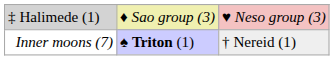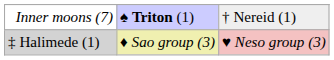rows swapped: (61, 41) <-> (54, 16)
